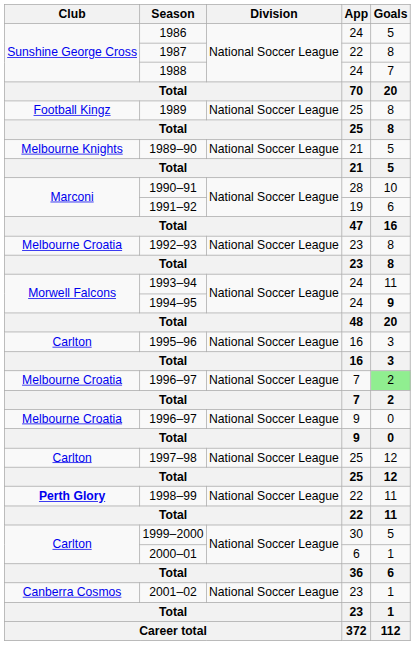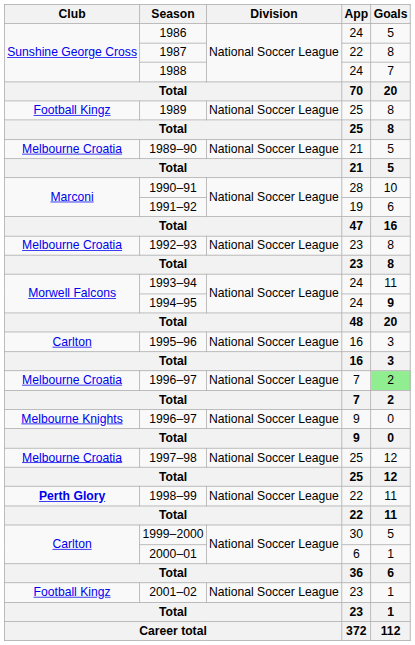(72, 149) Melbourne Knights -> (72, 149) Melbourne Croatia
(72, 419) Melbourne Croatia -> (72, 419) Melbourne Knights
(72, 457) Carlton -> (72, 457) Melbourne Croatia
(72, 592) Canberra Cosmos -> (72, 592) Football Kingz
